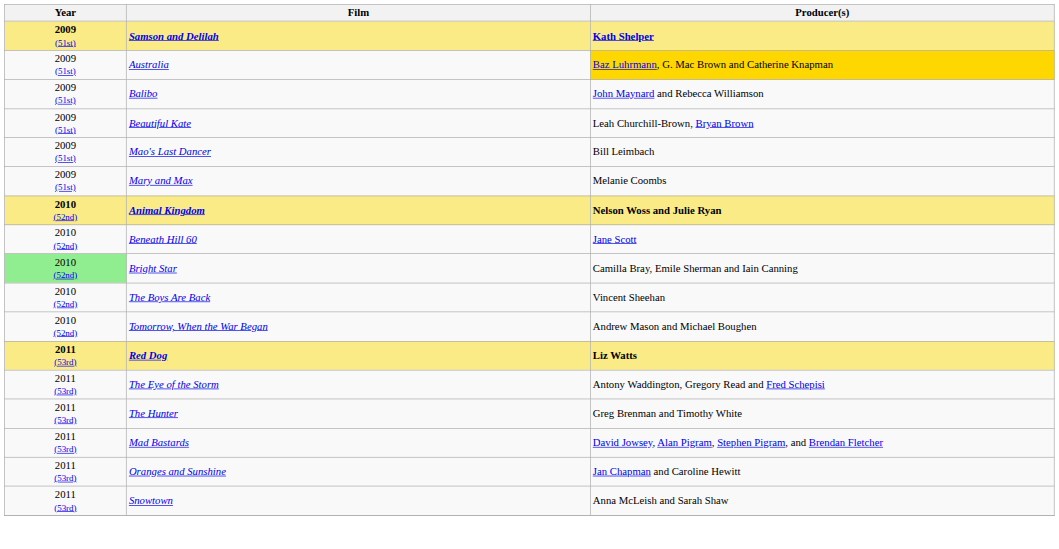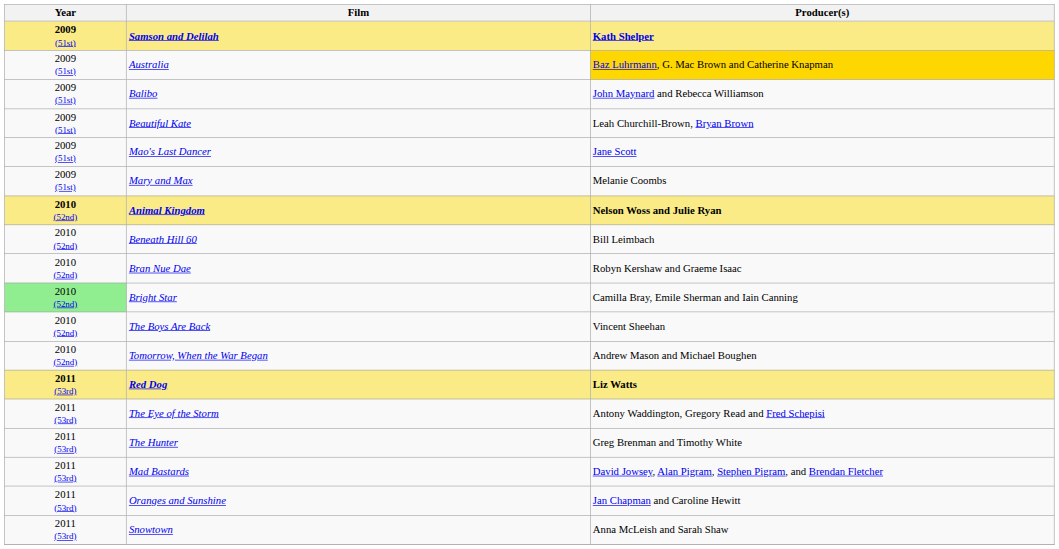(624, 152) Bill Leimbach -> (615, 152) Jane Scott
(615, 239) Jane Scott -> (624, 239) Bill Leimbach
+ row: (160, 268)
